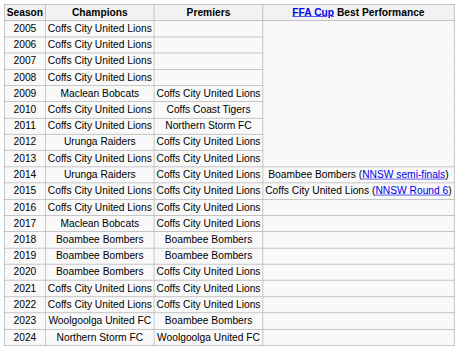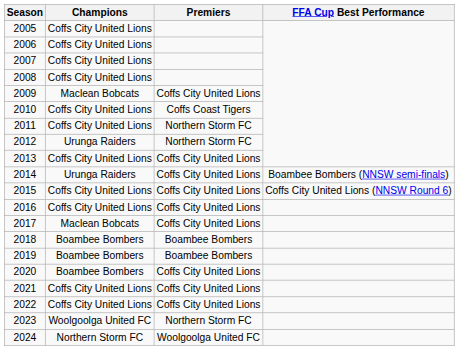(209, 142) Coffs City United Lions -> (209, 142) Northern Storm FC
(209, 321) Boambee Bombers -> (209, 321) Northern Storm FC
